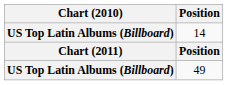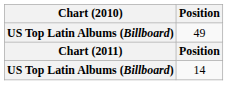rows swapped: (199, 32) <-> (199, 70)
